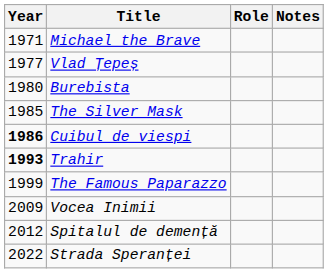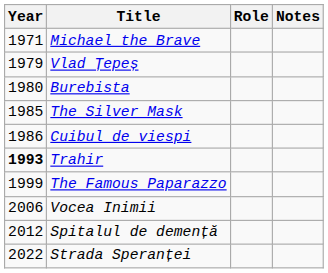(26, 64) 1977 -> (26, 64) 1979
(26, 136) bold -> (26, 136) normal
(26, 208) 2009 -> (26, 208) 2006
